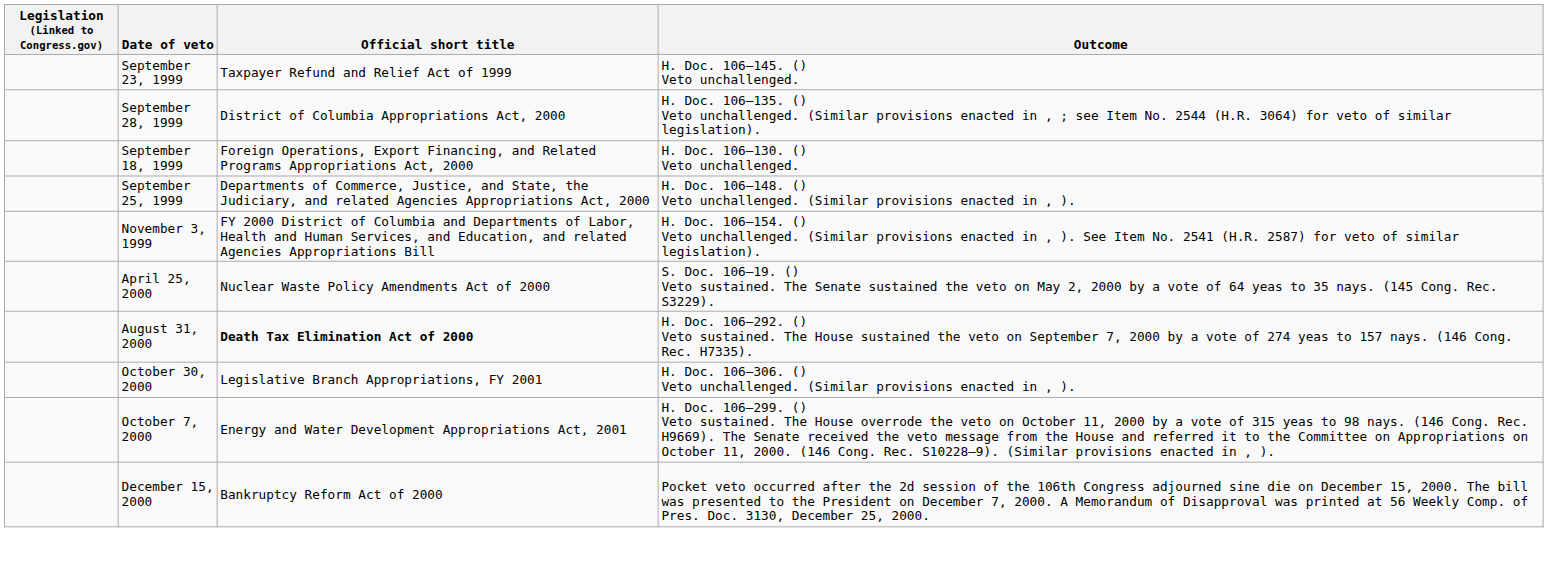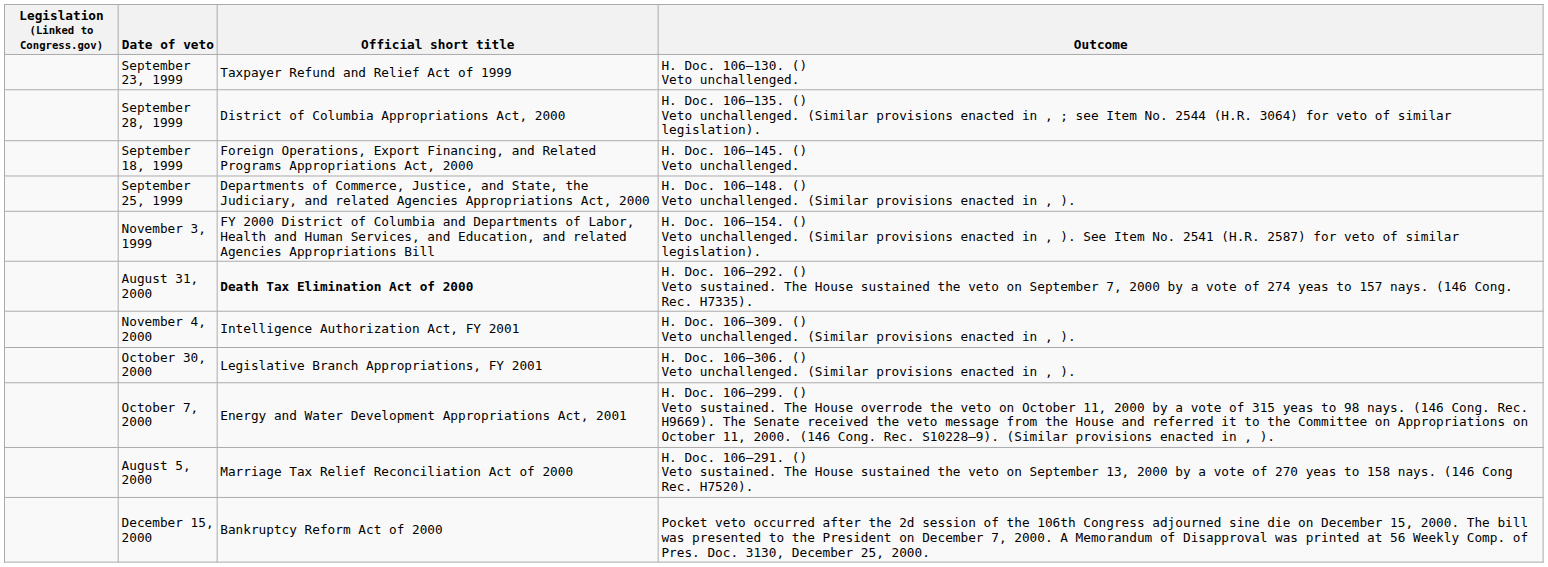(734, 72) H. Doc. 106–145. () Veto unchallenged. -> (734, 72) H. Doc. 106–130. () Veto unchallenged.
(734, 158) H. Doc. 106–130. () Veto unchallenged. -> (734, 158) H. Doc. 106–145. () Veto unchallenged.
- row: (156, 286)
+ row: (164, 329)
+ row: (156, 472)
